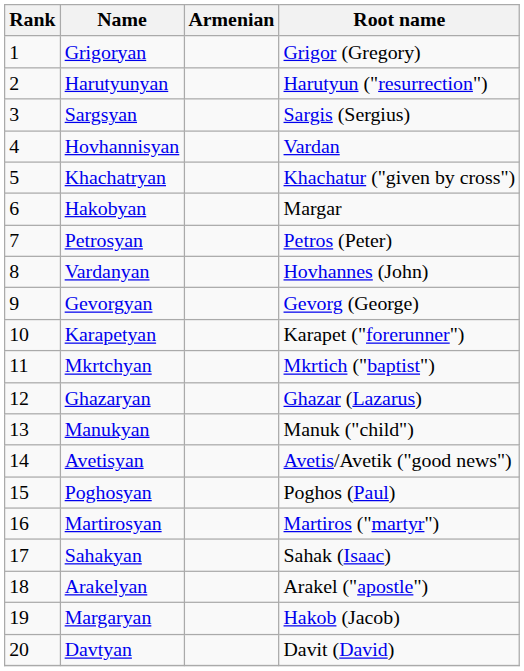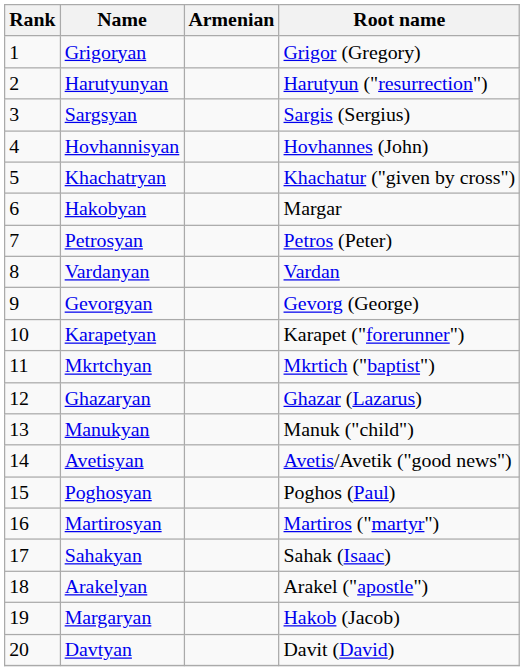(312, 146) Vardan -> (356, 146) Hovhannes (John)
(356, 271) Hovhannes (John) -> (312, 271) Vardan
